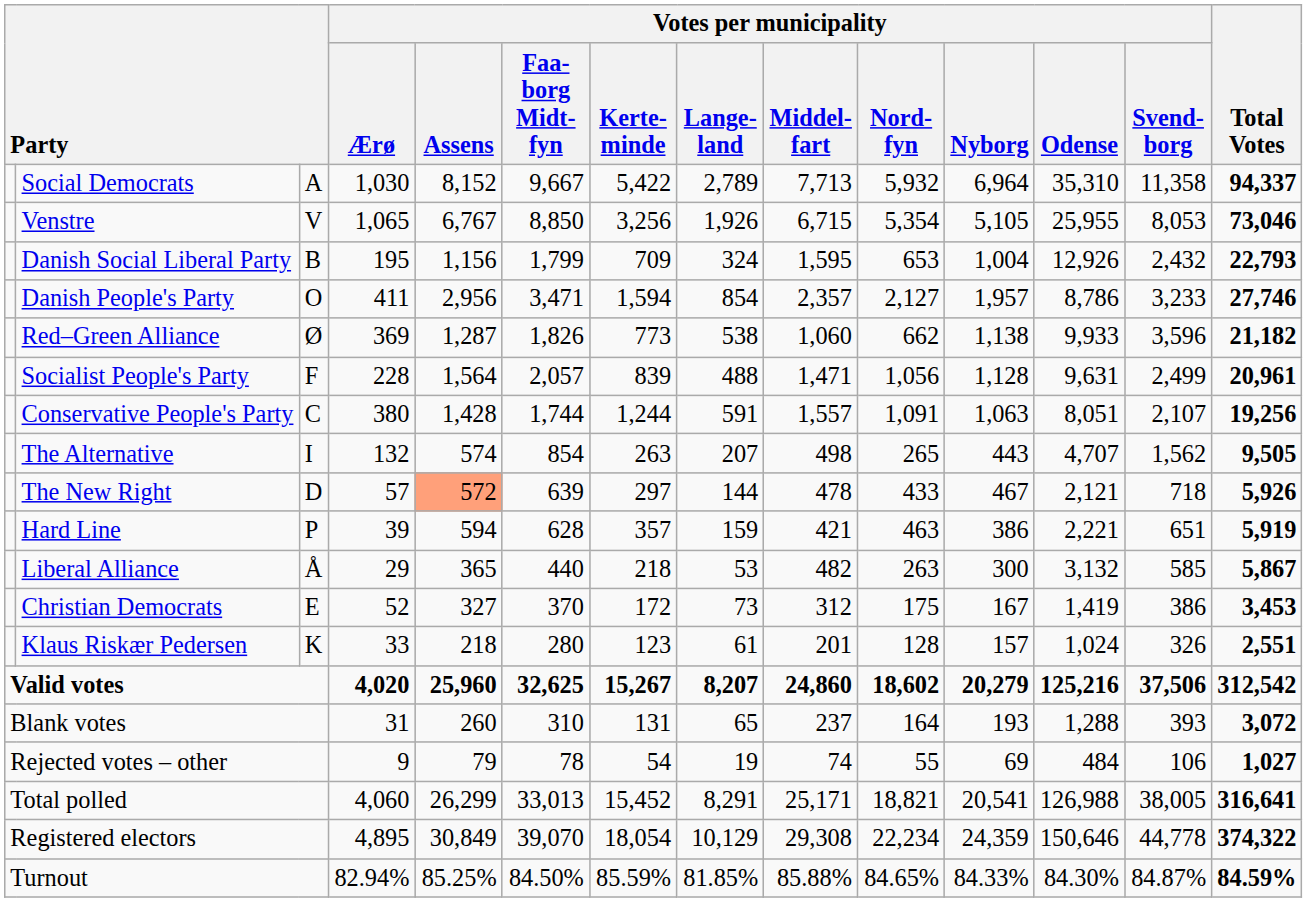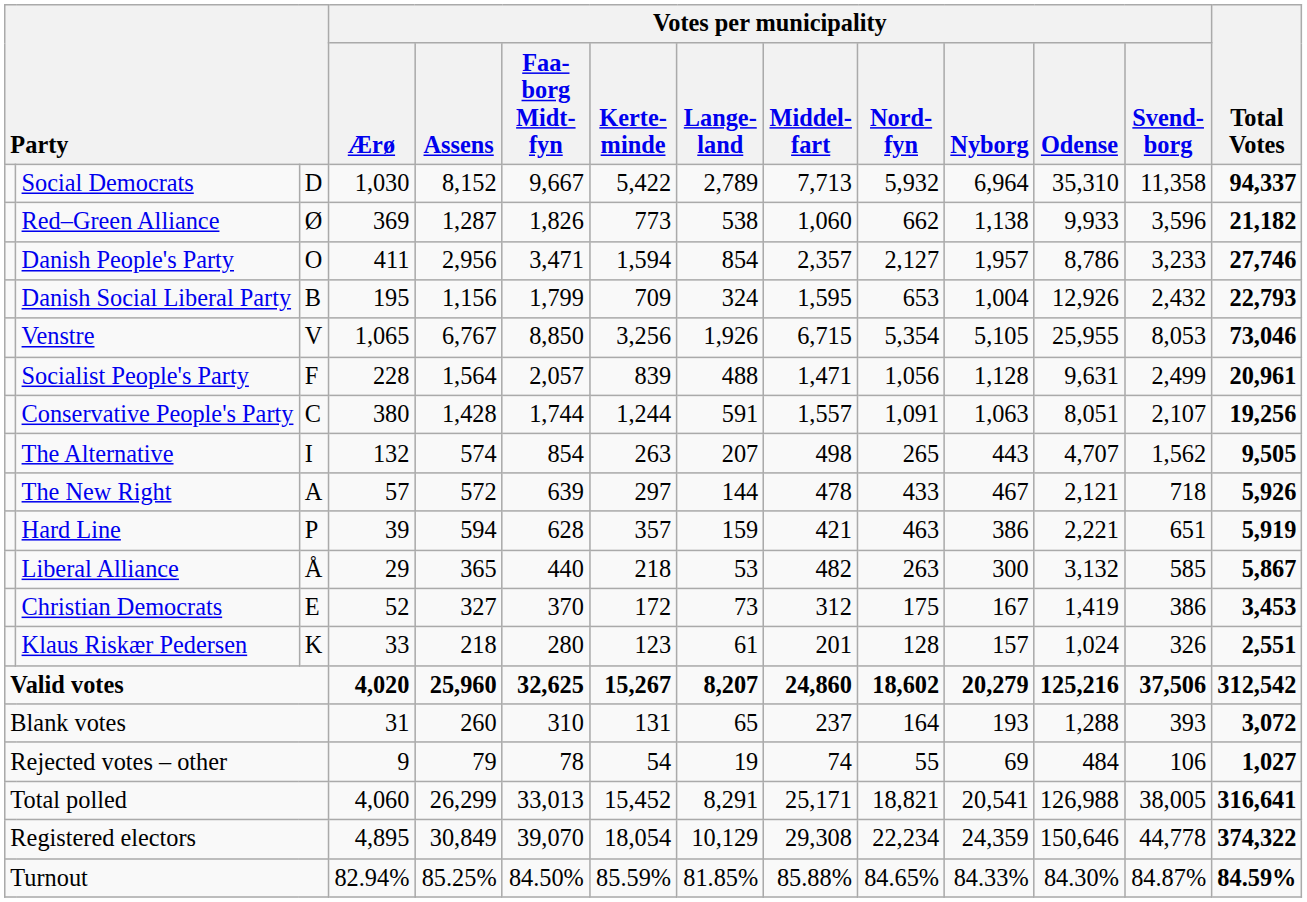(313, 183) A -> (313, 183) D
rows swapped: (58, 221) <-> (121, 337)
rows swapped: (128, 298) <-> (156, 260)
(313, 491) D -> (313, 491) A
(478, 491) lightsalmon background -> (478, 491) no background
